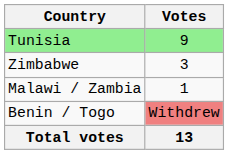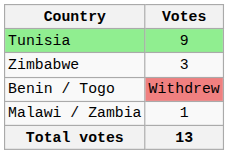rows swapped: (75, 89) <-> (61, 113)
